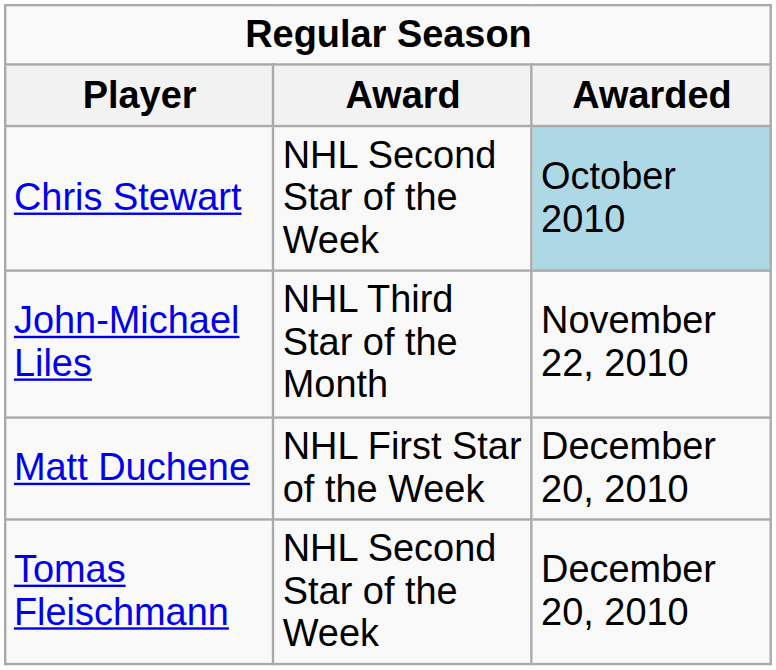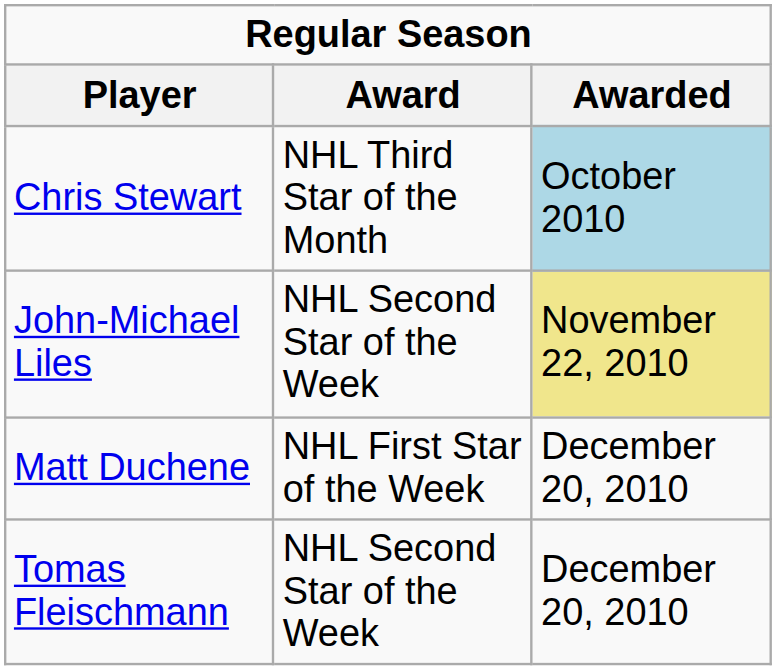(390, 197) NHL Second Star of the Week -> (370, 197) NHL Third Star of the Month
(370, 342) NHL Third Star of the Month -> (390, 342) NHL Second Star of the Week
(629, 342) no background -> (629, 342) khaki background
